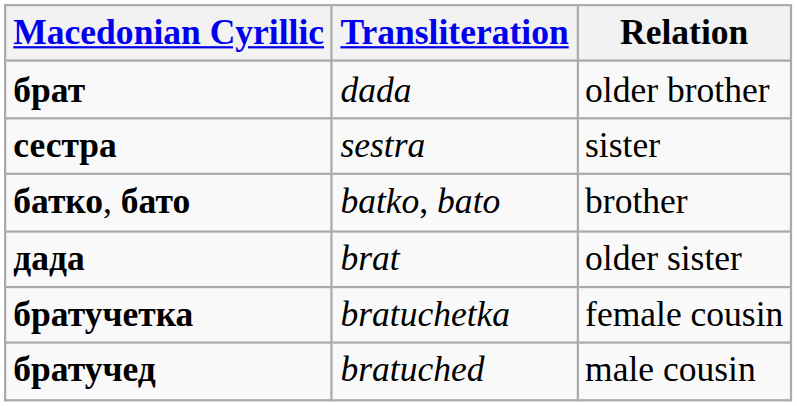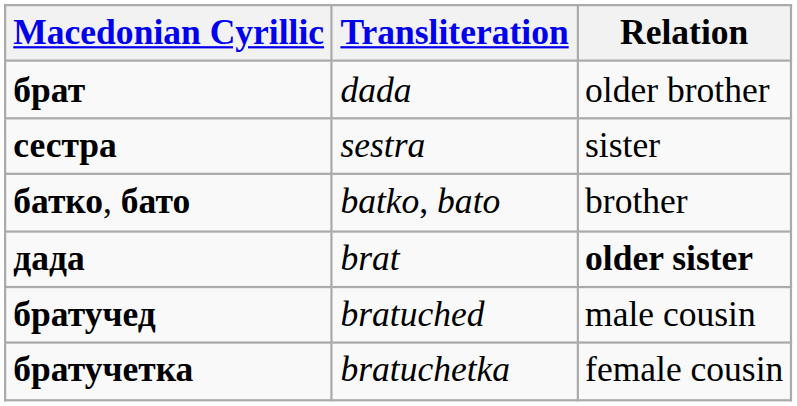(663, 257) normal -> (669, 257) bold
rows swapped: (84, 370) <-> (103, 314)
